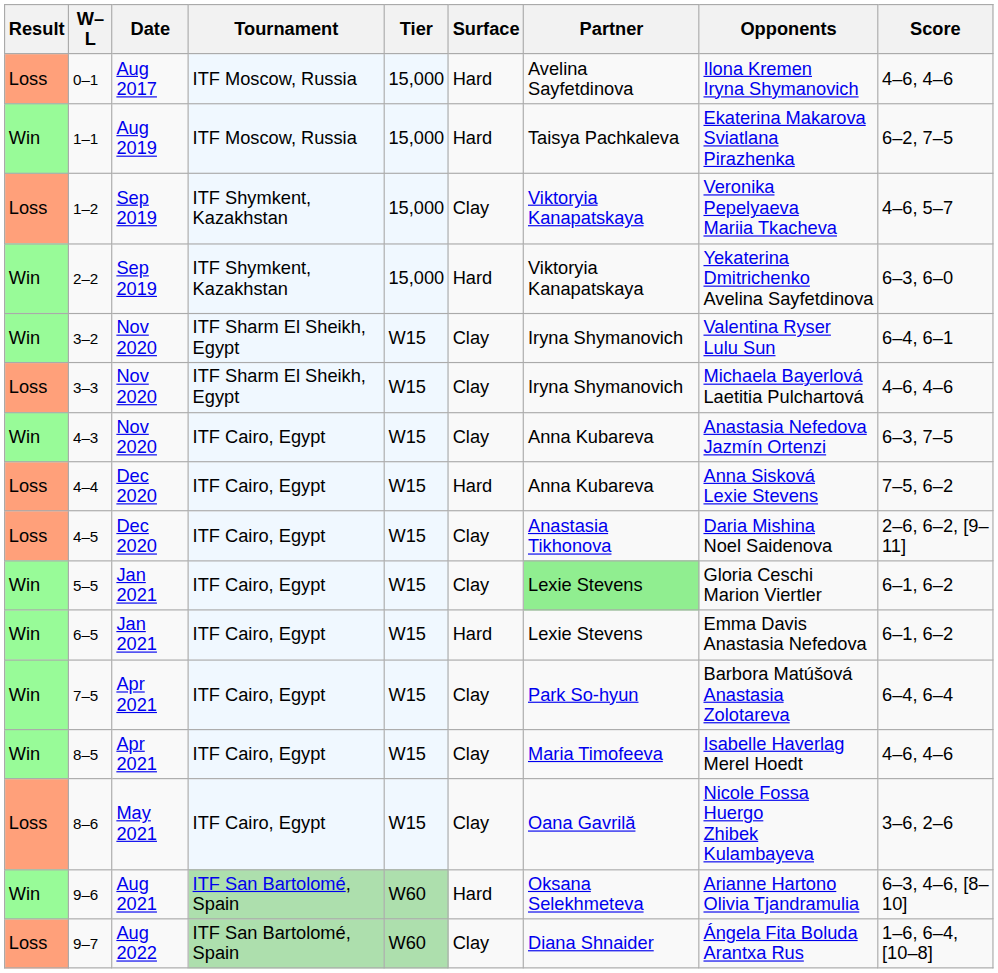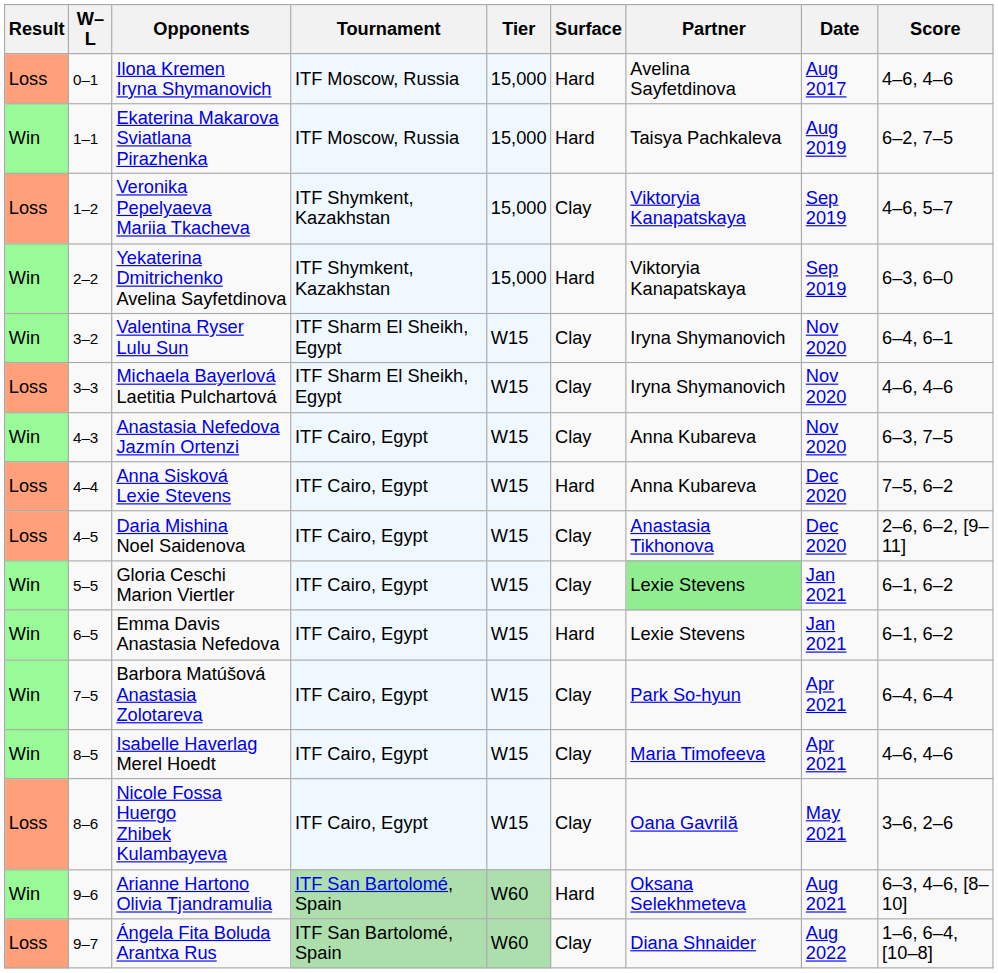columns swapped: (150, 29) <-> (789, 29)
